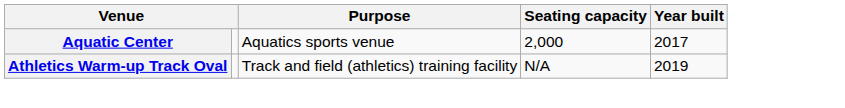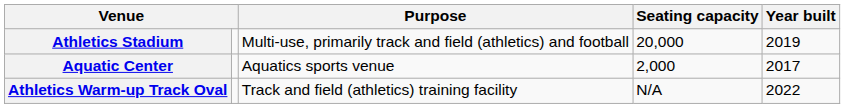+ row: (118, 41)
(671, 66) 2019 -> (783, 90) 2022
